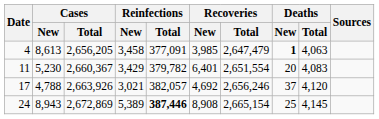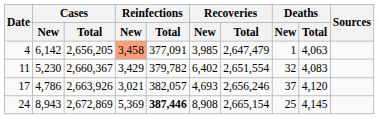(48, 50) 8,613 -> (48, 50) 6,142
(131, 50) no background -> (131, 50) lightsalmon background
(293, 50) bold -> (293, 50) normal
(205, 68) 6,401 -> (205, 68) 6,402
(291, 68) 20 -> (291, 68) 32
(48, 86) 4,788 -> (48, 86) 4,786
(205, 86) 4,692 -> (205, 86) 4,693
(131, 104) 5,389 -> (131, 104) 5,369
